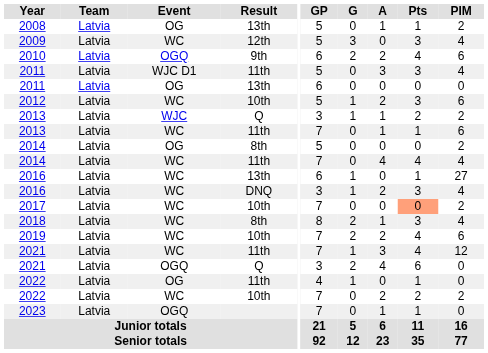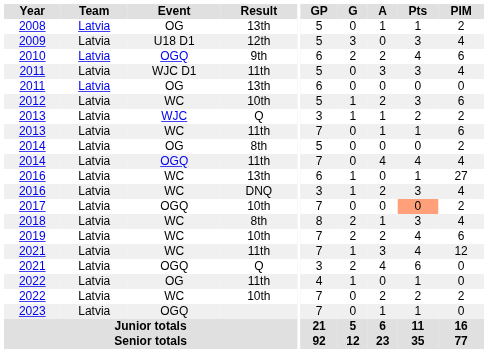(174, 41) WC -> (174, 41) U18 D1
(174, 161) WC -> (174, 161) OGQ
(174, 206) WC -> (174, 206) OGQ
